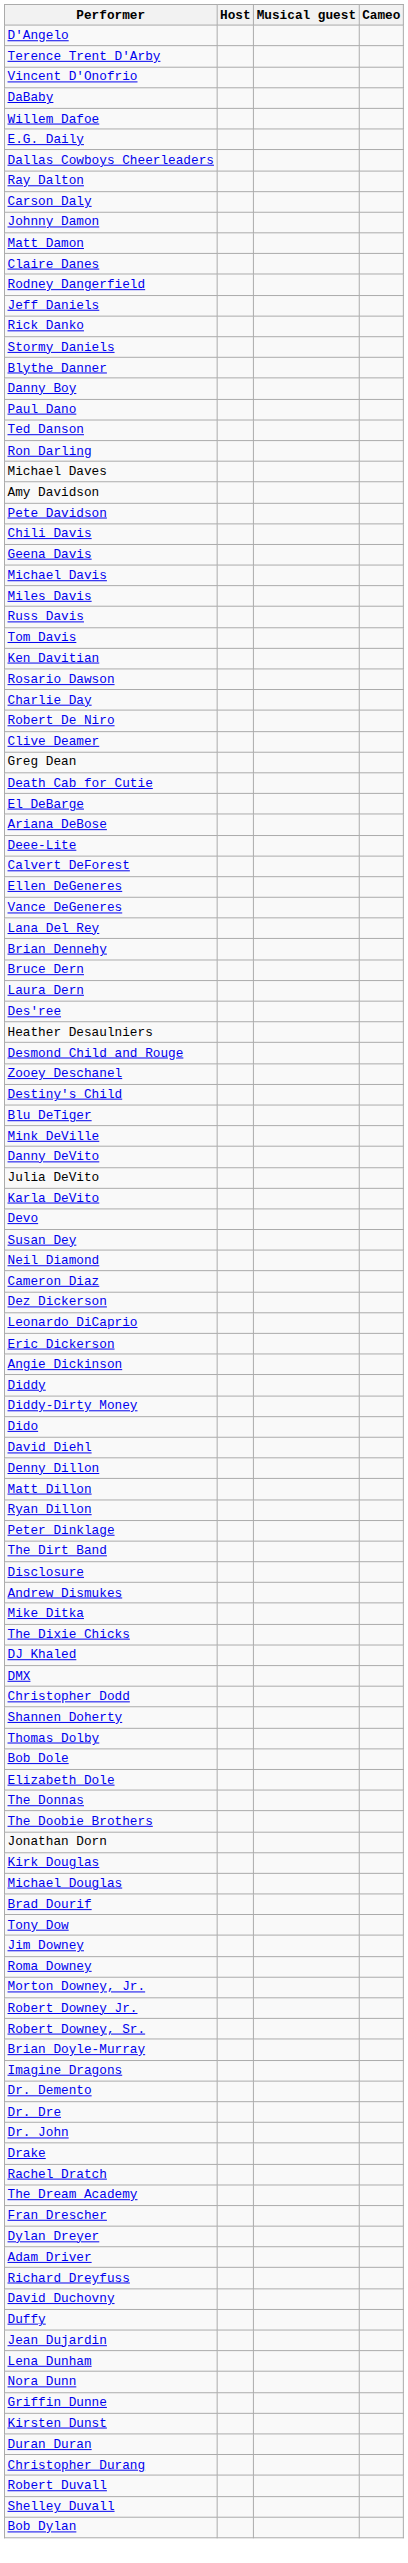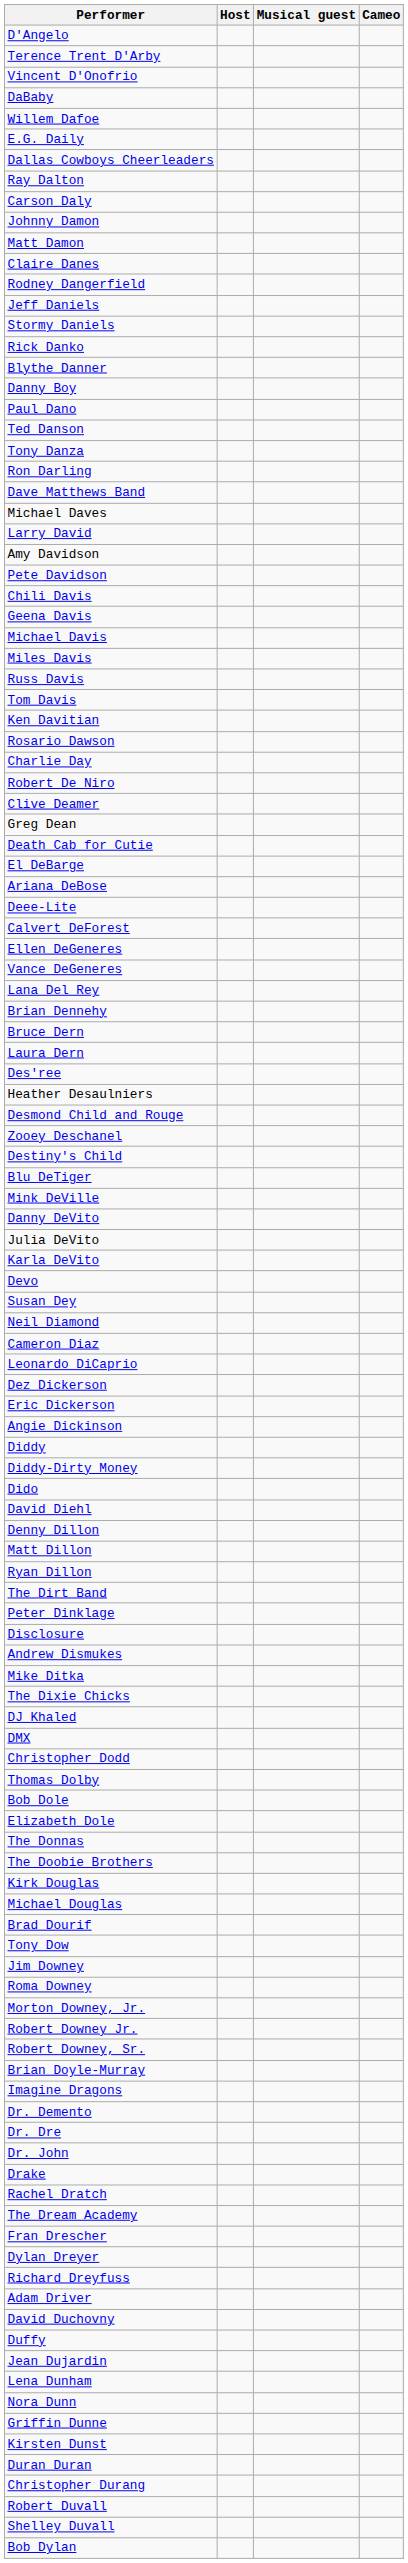rows swapped: (61, 347) <-> (46, 326)
+ row: (46, 451)
+ row: (76, 492)
+ row: (50, 534)
rows swapped: (73, 1323) <-> (57, 1302)
rows swapped: (61, 1531) <-> (57, 1551)
- row: (65, 1717)
- row: (57, 1842)
rows swapped: (69, 2278) <-> (50, 2257)
